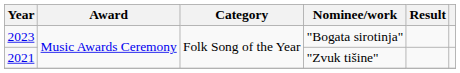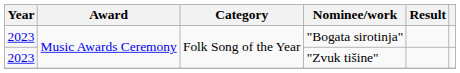(21, 57) 2021 -> (21, 57) 2023
